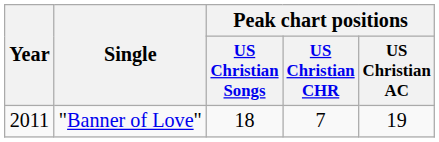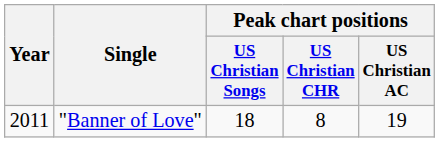(321, 120) 7 -> (321, 120) 8
